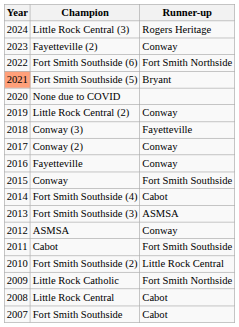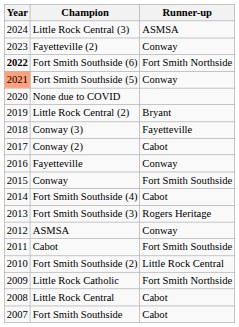(177, 29) Rogers Heritage -> (161, 29) ASMSA
(17, 63) normal -> (17, 63) bold
(157, 79) Bryant -> (160, 79) Conway
(160, 113) Conway -> (157, 113) Bryant
(160, 146) Conway -> (155, 146) Cabot
(161, 213) ASMSA -> (177, 213) Rogers Heritage
